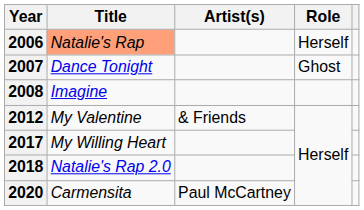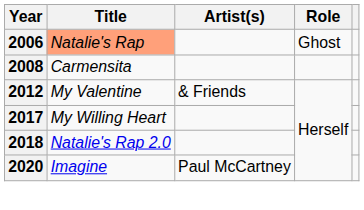(323, 42) Herself -> (319, 42) Ghost
- row: (26, 67)
(79, 92) Imagine -> (91, 67) Carmensita
(91, 192) Carmensita -> (79, 167) Imagine
